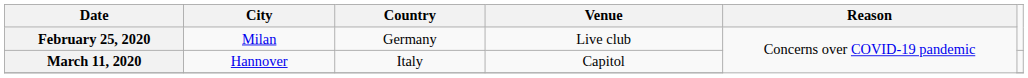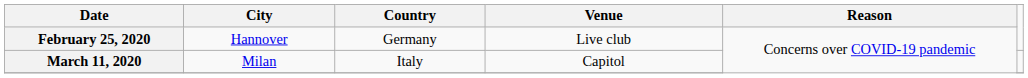(259, 38) Milan -> (259, 38) Hannover
(259, 61) Hannover -> (259, 61) Milan
